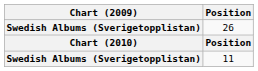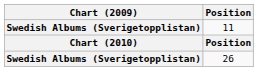rows swapped: (228, 58) <-> (228, 28)
